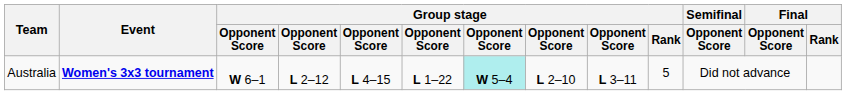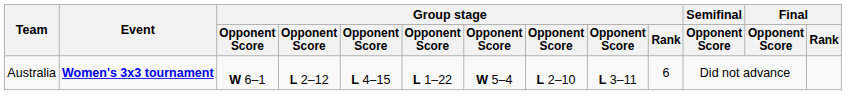(494, 80) paleturquoise background -> (494, 80) no background
(666, 73) 5 -> (666, 73) 6
